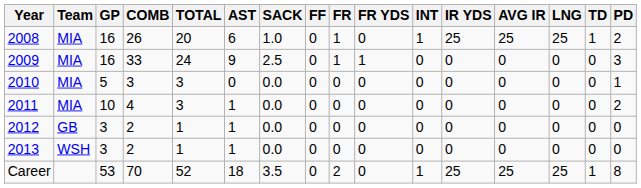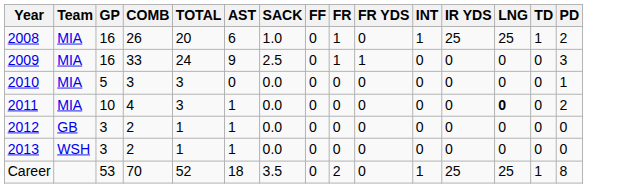- column: (522, 15)
(556, 104) normal -> (502, 104) bold
